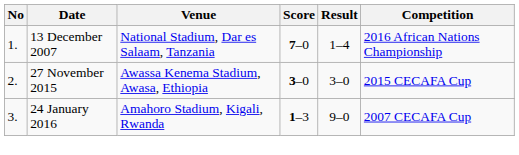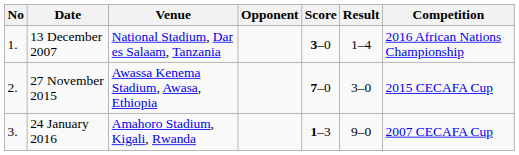+ column: (270, 15)
(299, 44) 7–0 -> (321, 44) 3–0
(299, 80) 3–0 -> (321, 88) 7–0
